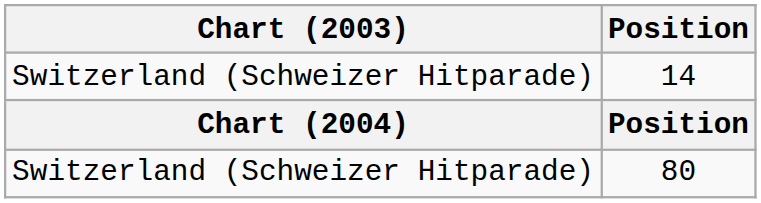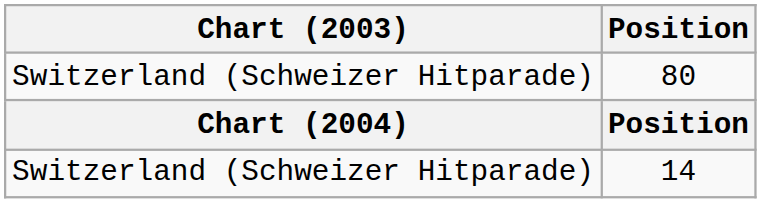rows swapped: (678, 77) <-> (678, 173)
